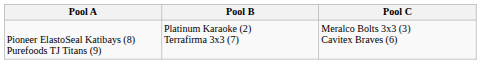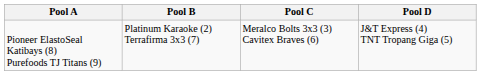+ column: (417, 12)
